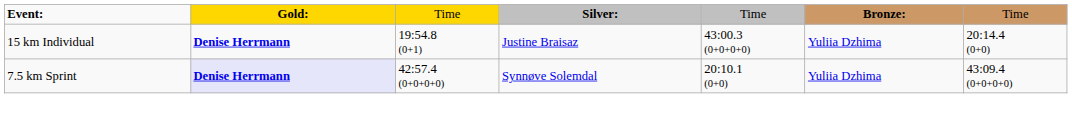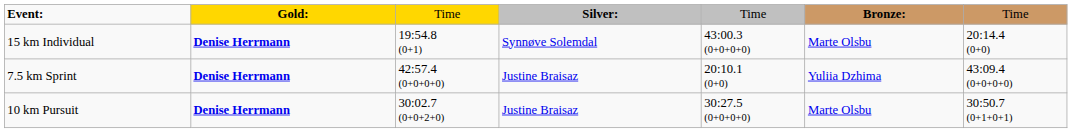(540, 41) Justine Braisaz -> (550, 41) Synnøve Solemdal
(845, 41) Yuliia Dzhima -> (840, 41) Marte Olsbu
(242, 75) lavender background -> (242, 75) no background
(550, 75) Synnøve Solemdal -> (540, 75) Justine Braisaz
+ row: (43, 110)
